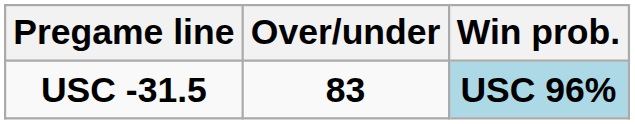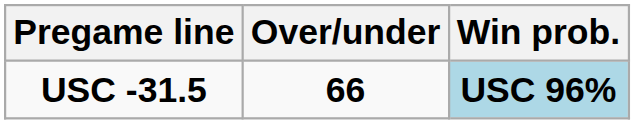(346, 88) 83 -> (346, 88) 66
